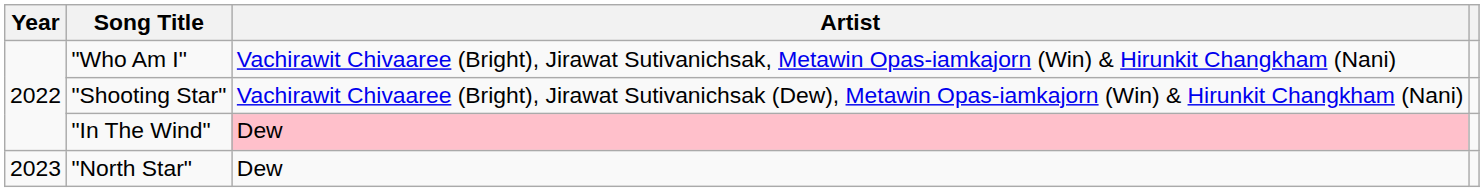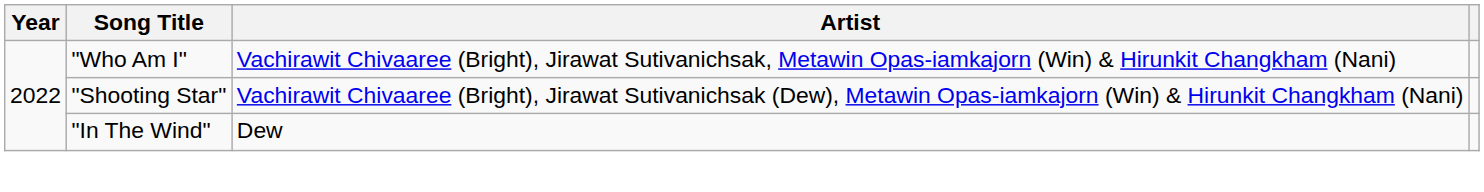(260, 131) pink background -> (260, 131) no background
- row: (132, 167)
